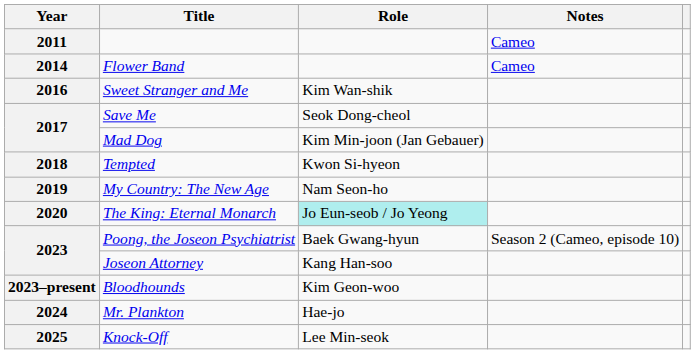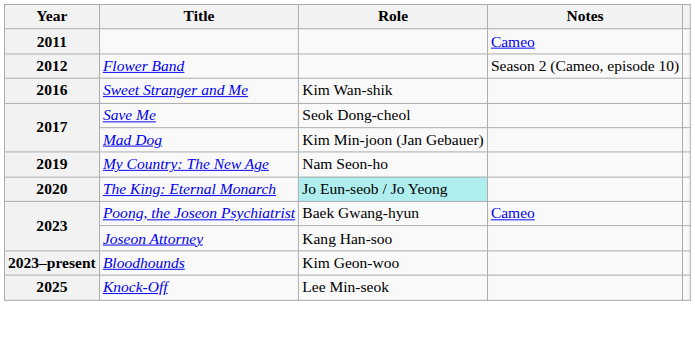(52, 66) 2014 -> (52, 66) 2012
(513, 66) Cameo -> (585, 66) Season 2 (Cameo, episode 10)
- row: (129, 164)
(585, 238) Season 2 (Cameo, episode 10) -> (513, 213) Cameo
- row: (143, 312)
